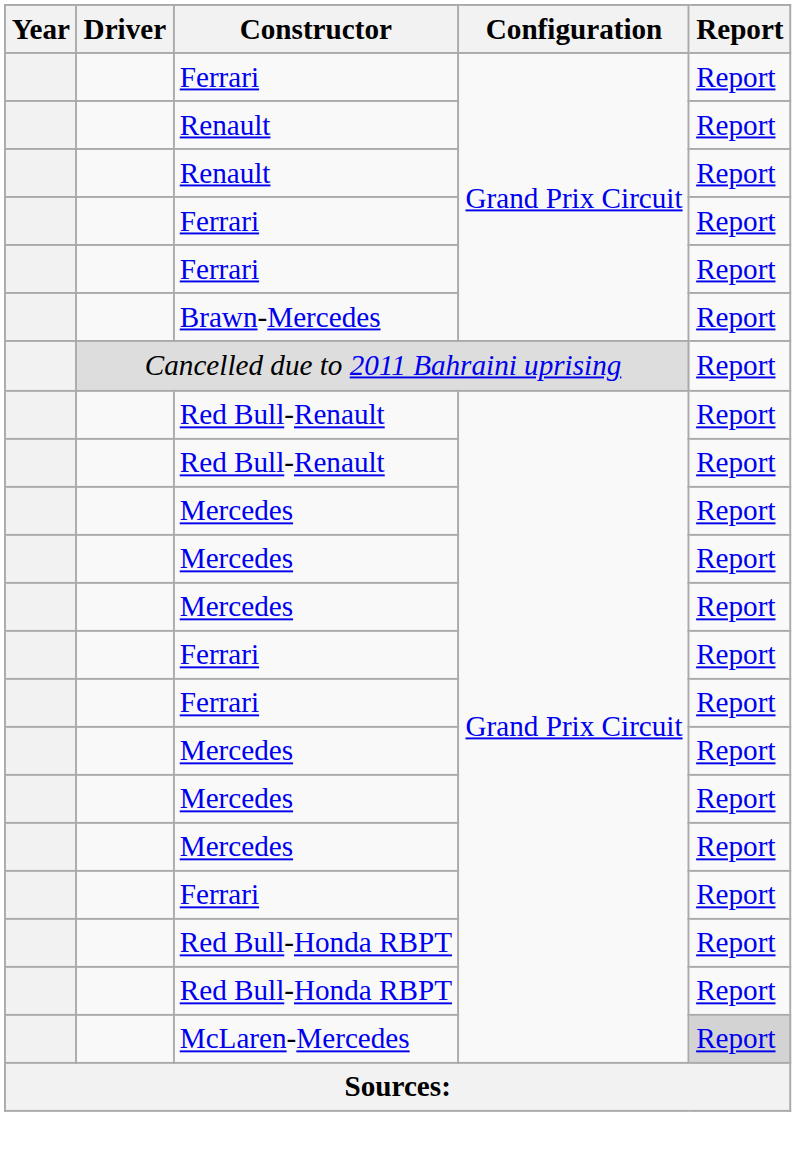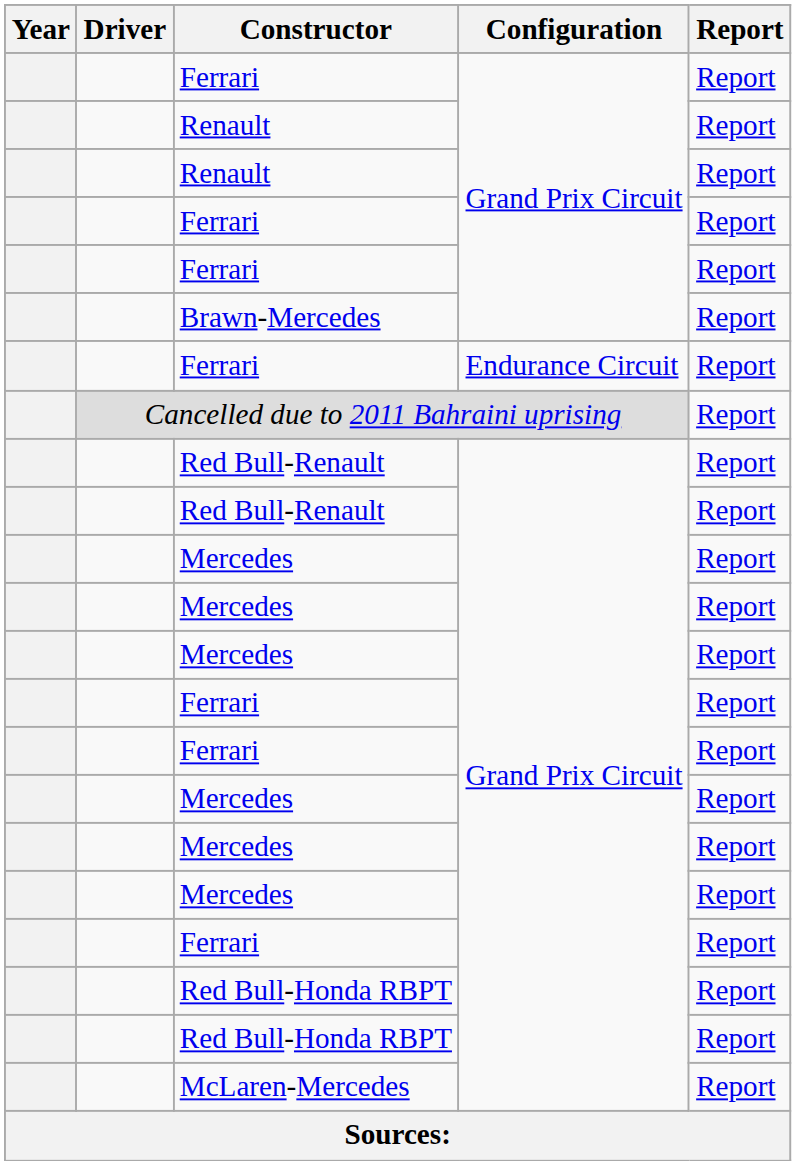+ row: (219, 365)
(736, 1039) lightgrey background -> (736, 1087) no background
